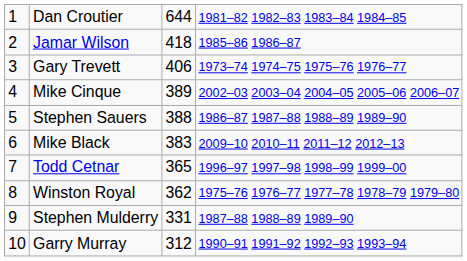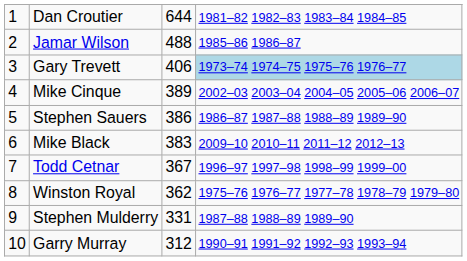(179, 42) 418 -> (179, 42) 488
(302, 67) no background -> (302, 67) lightblue background
(179, 117) 388 -> (179, 117) 386
(179, 167) 365 -> (179, 167) 367
